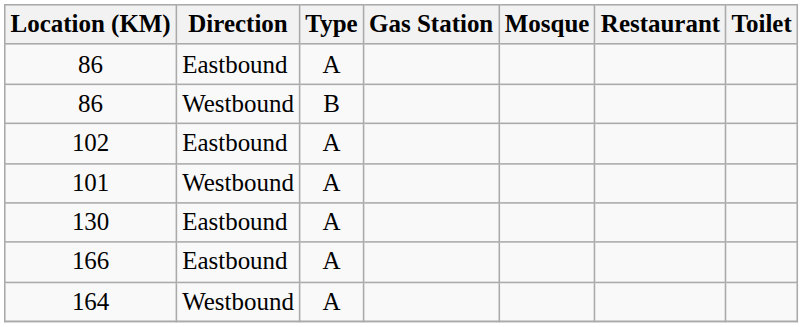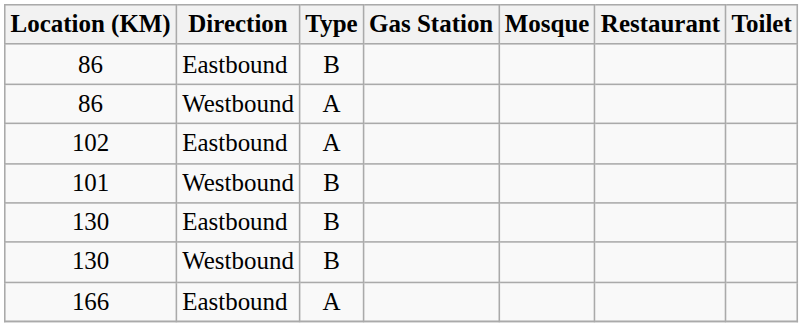(331, 63) A -> (331, 63) B
(331, 103) B -> (331, 103) A
(331, 182) A -> (331, 182) B
(331, 222) A -> (331, 222) B
+ row: (91, 261)
- row: (91, 301)
